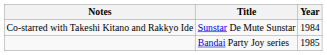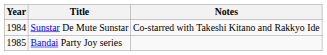columns swapped: (310, 12) <-> (100, 12)
